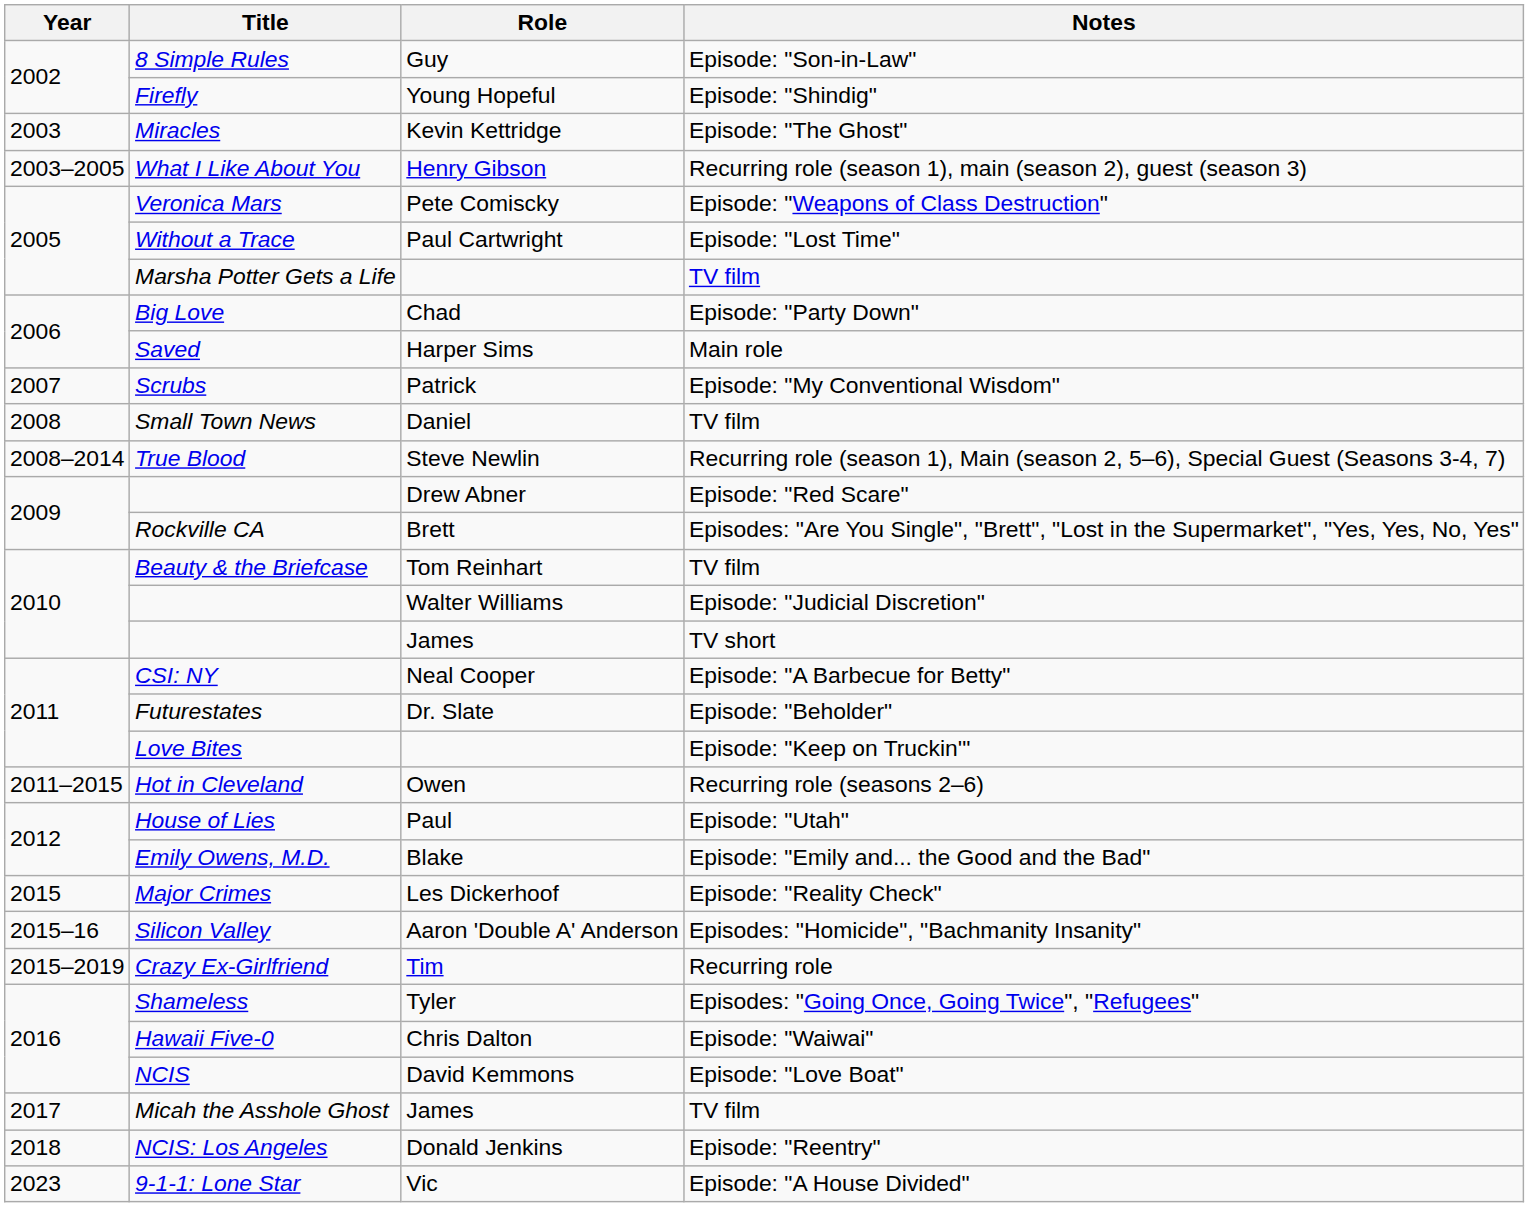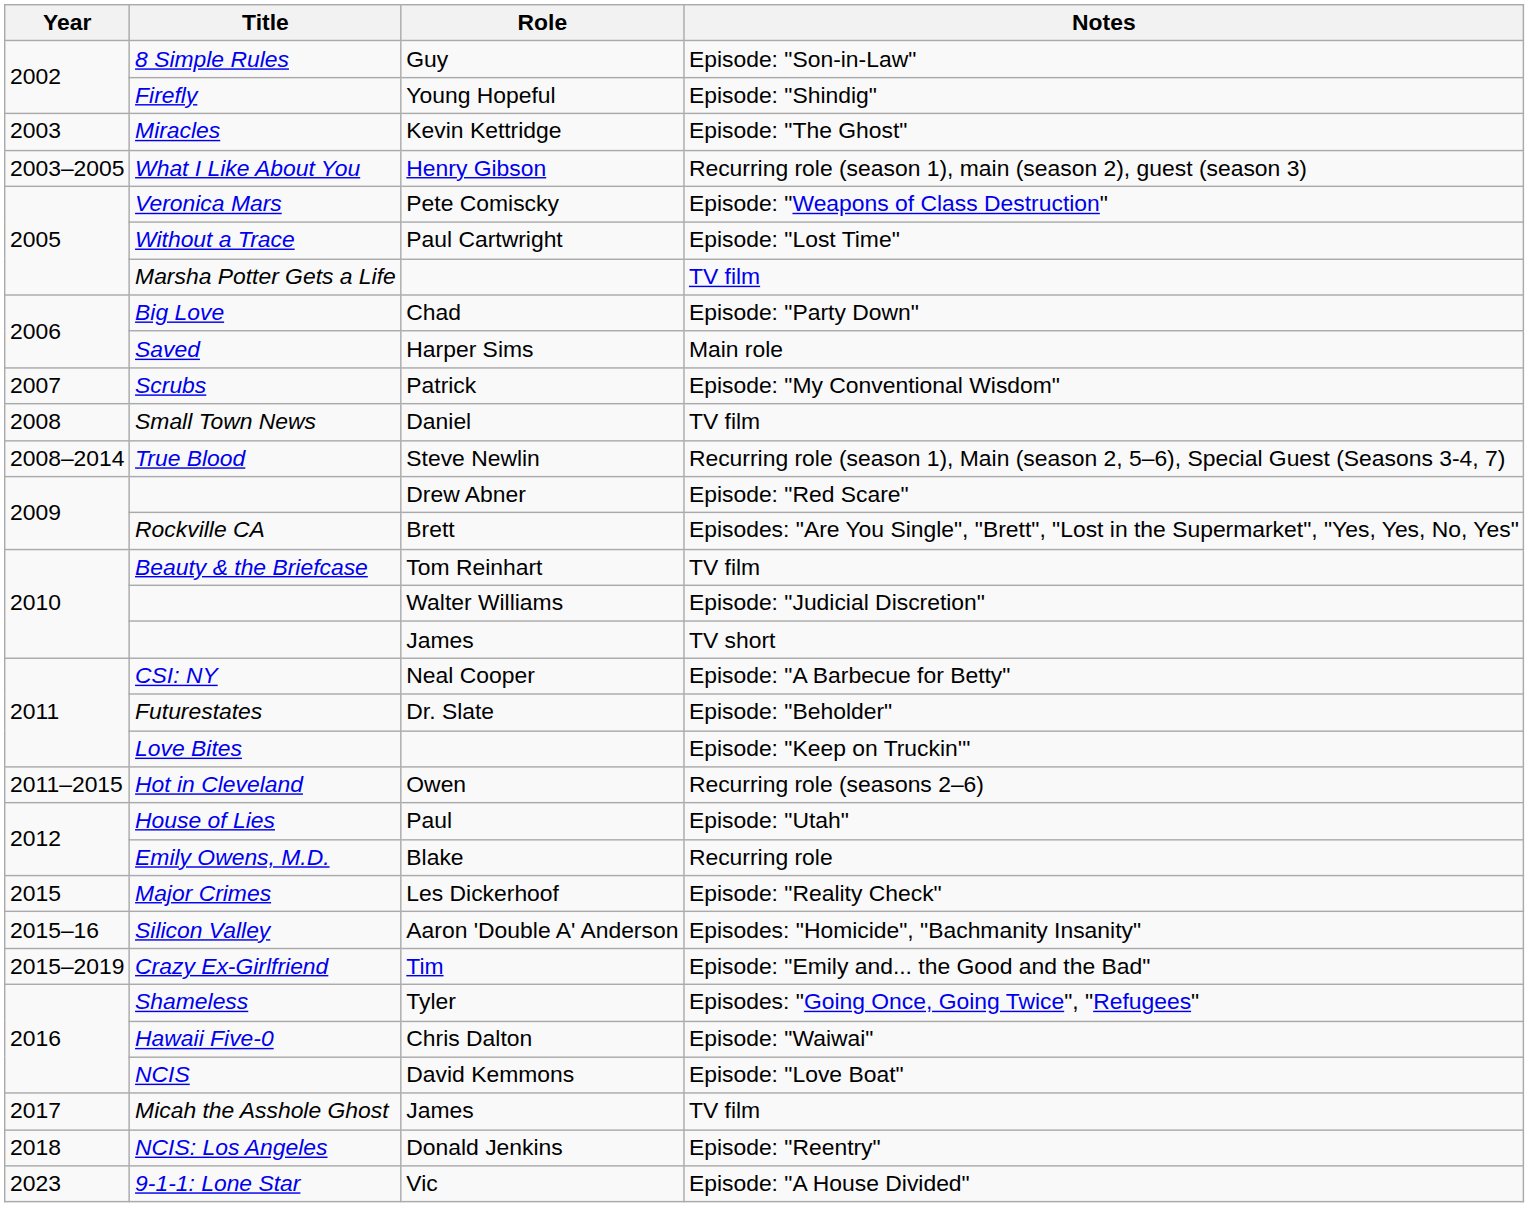(920, 857) Episode: "Emily and... the Good and the Bad" -> (761, 857) Recurring role
(761, 966) Recurring role -> (920, 966) Episode: "Emily and... the Good and the Bad"
